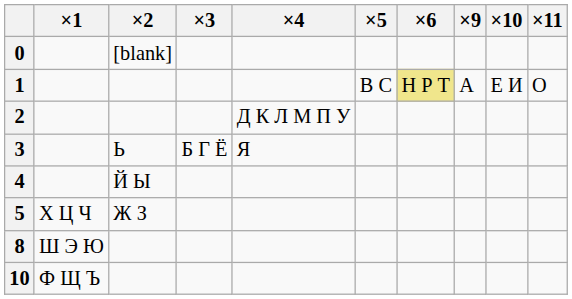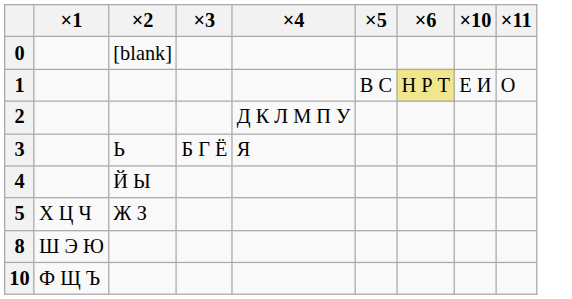- column: (470, 20)
